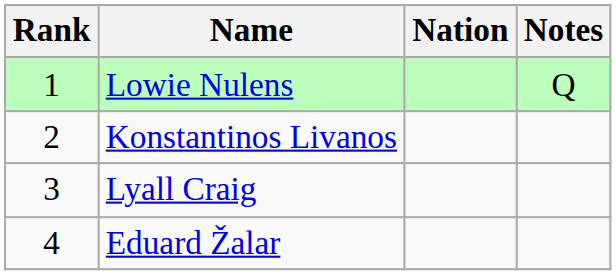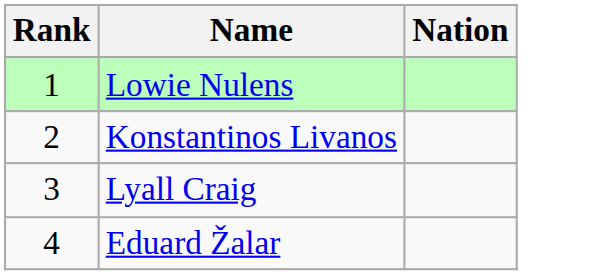- column: (564, 30)
